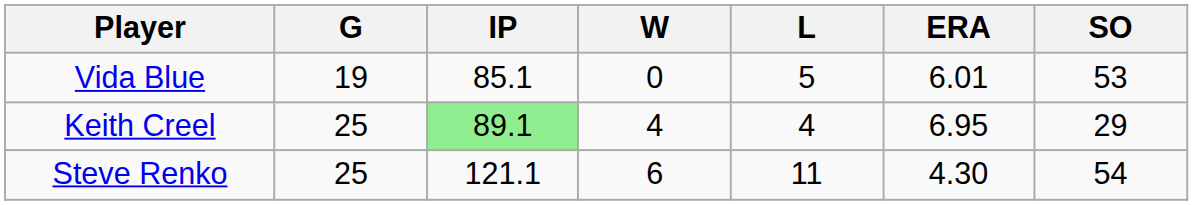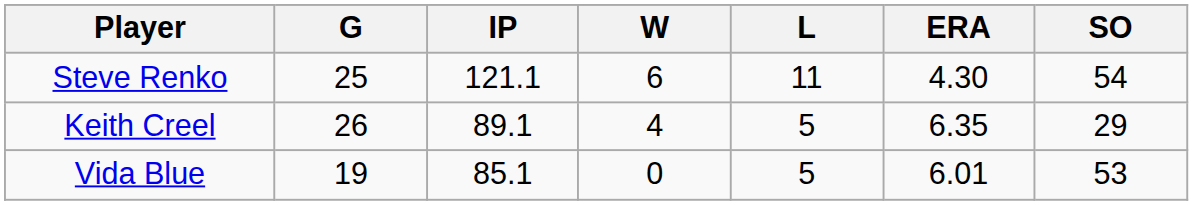rows swapped: (140, 174) <-> (140, 77)
(351, 125) 25 -> (351, 125) 26
(503, 125) lightgreen background -> (503, 125) no background
(807, 125) 4 -> (807, 125) 5
(959, 125) 6.95 -> (959, 125) 6.35
